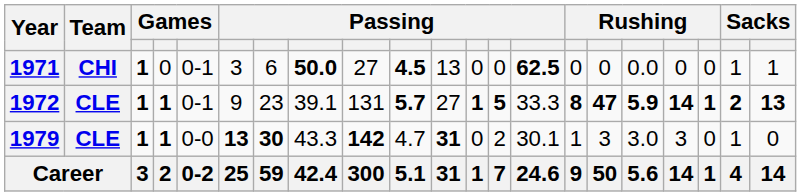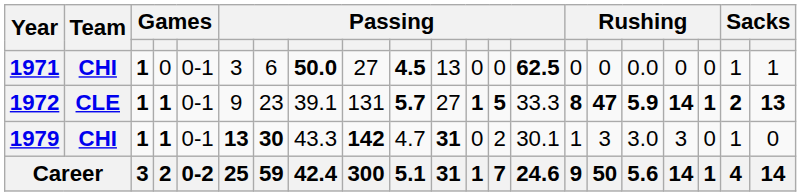(98, 138) CLE -> (98, 138) CHI
(198, 138) 0-0 -> (198, 138) 0-1
